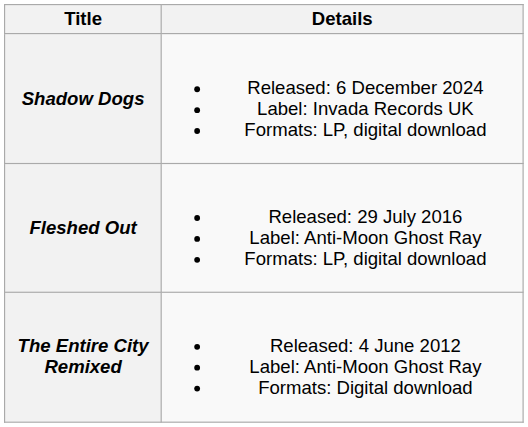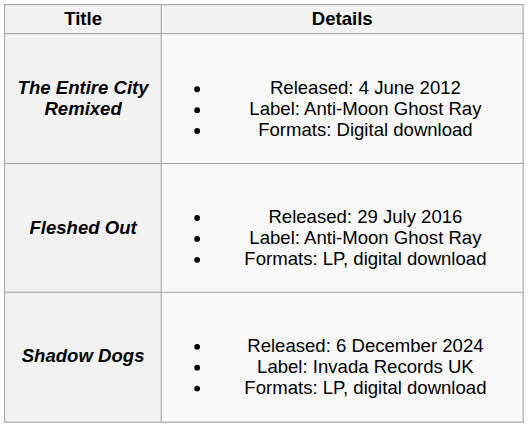rows swapped: (83, 356) <-> (83, 98)
